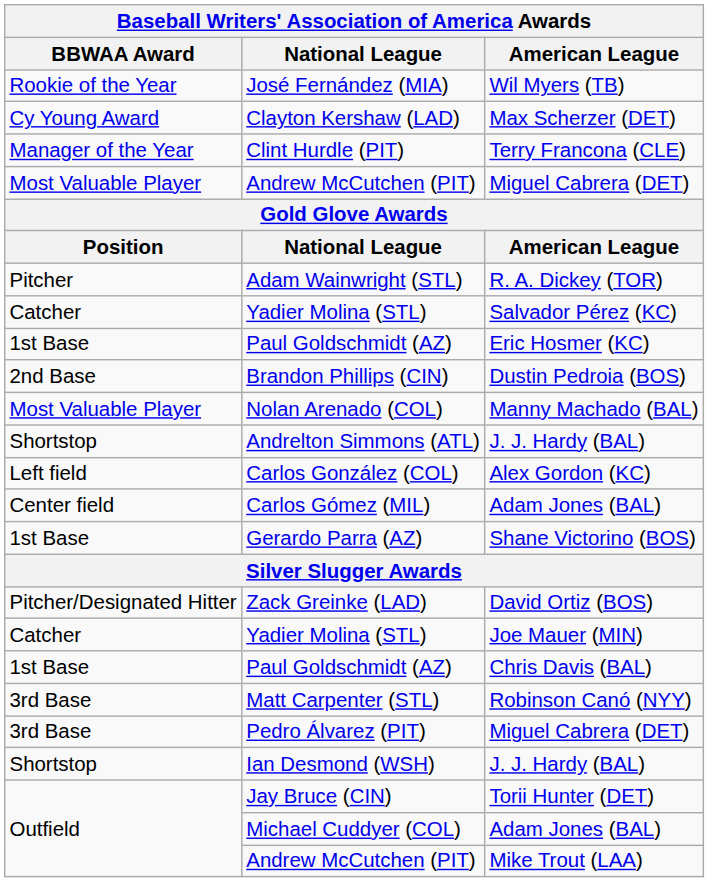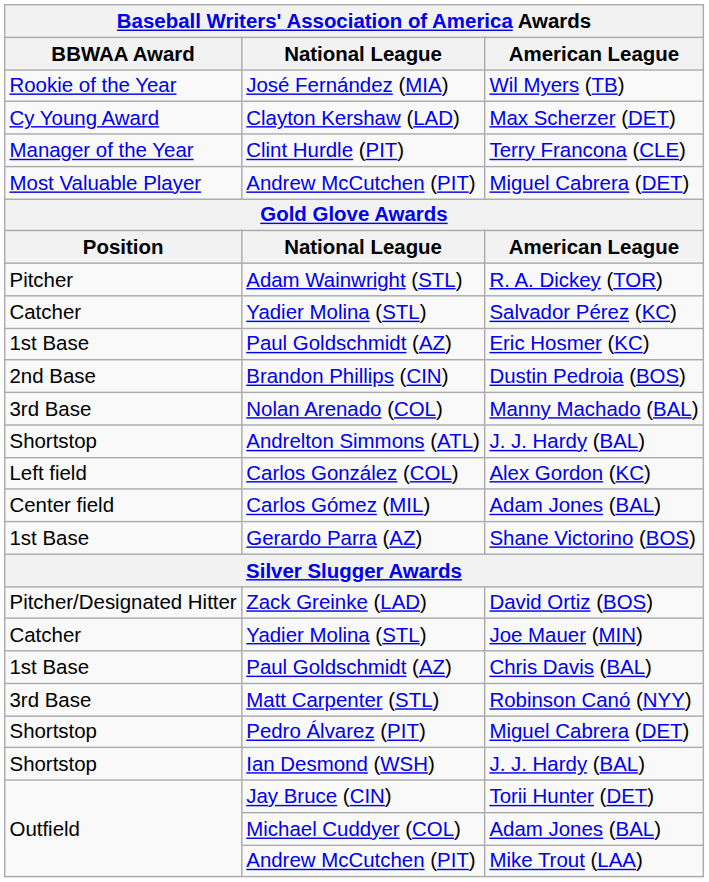(105, 409) Most Valuable Player -> (50, 409) 3rd Base
(50, 732) 3rd Base -> (53, 732) Shortstop
